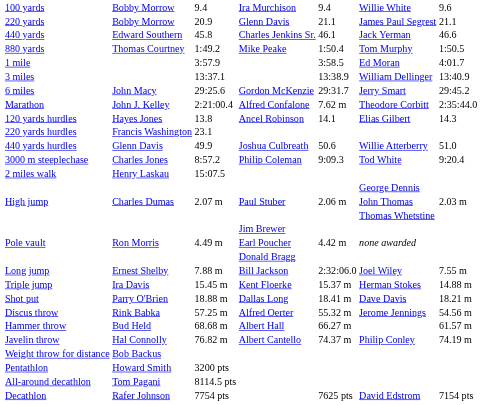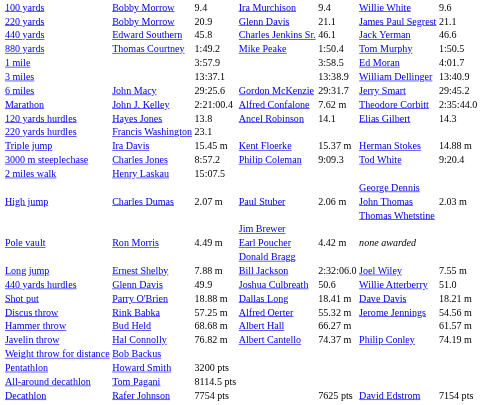rows swapped: (41, 146) <-> (29, 284)
